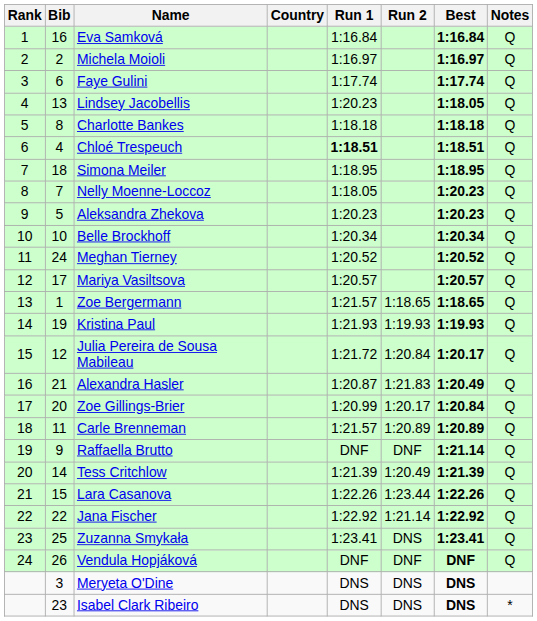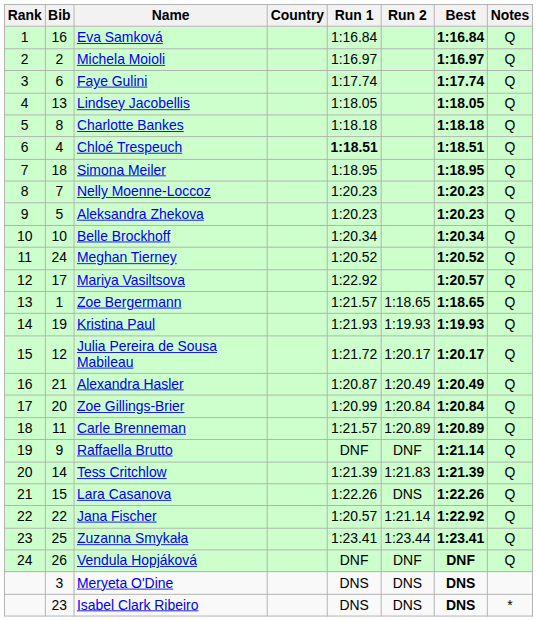(354, 103) 1:20.23 -> (354, 103) 1:18.05
(354, 192) 1:18.05 -> (354, 192) 1:20.23
(354, 280) 1:20.57 -> (354, 280) 1:22.92
(407, 354) 1:20.84 -> (407, 354) 1:20.17
(407, 384) 1:21.83 -> (407, 384) 1:20.49
(407, 406) 1:20.17 -> (407, 406) 1:20.84
(407, 472) 1:20.49 -> (407, 472) 1:21.83
(407, 494) 1:23.44 -> (407, 494) DNS
(354, 516) 1:22.92 -> (354, 516) 1:20.57
(407, 538) DNS -> (407, 538) 1:23.44
